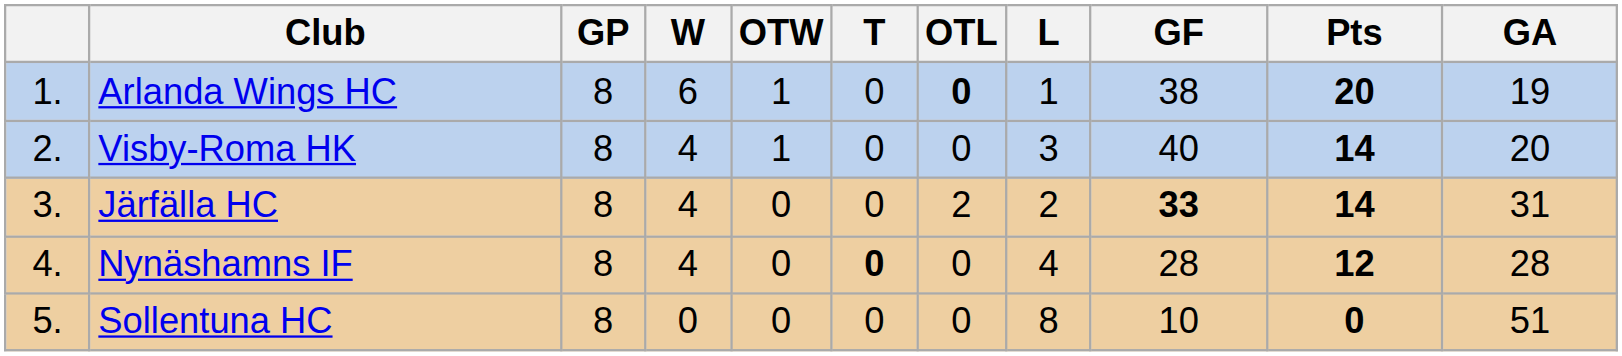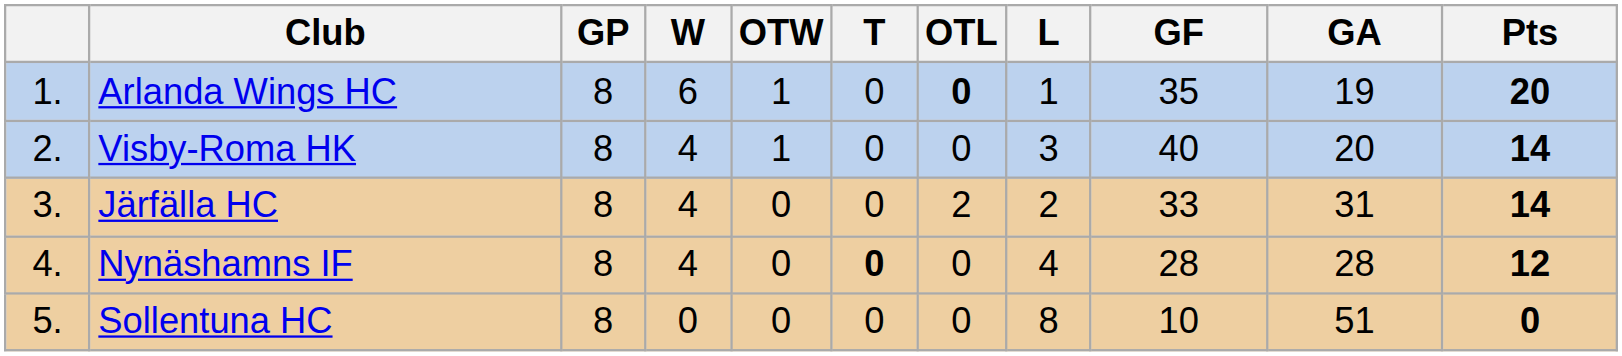columns swapped: (1530, 33) <-> (1354, 33)
(1179, 90) 38 -> (1179, 90) 35
(1179, 206) bold -> (1179, 206) normal
